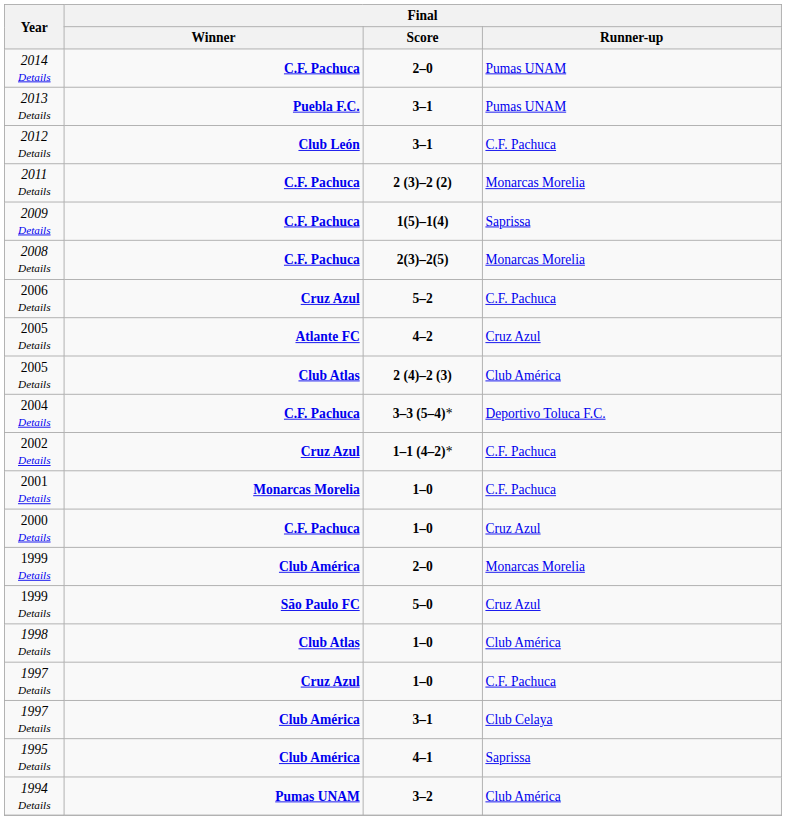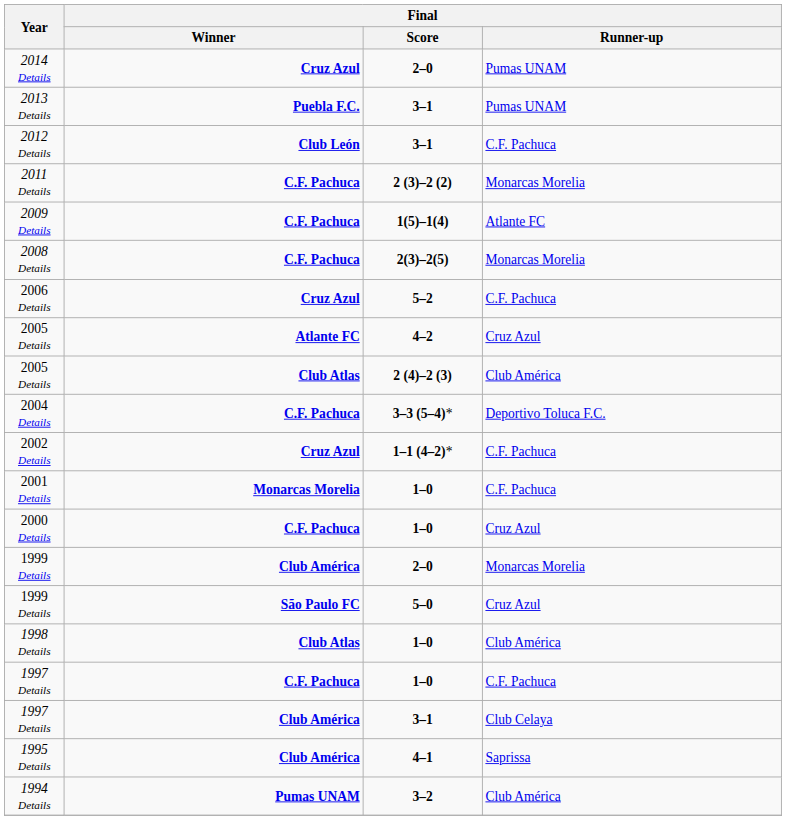(322, 68) C.F. Pachuca -> (330, 68) Cruz Azul
(508, 221) Saprissa -> (515, 221) Atlante FC
(330, 681) Cruz Azul -> (322, 681) C.F. Pachuca
